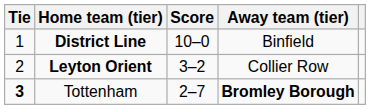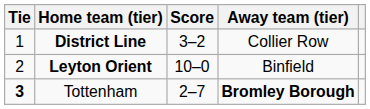(192, 41) 10–0 -> (192, 41) 3–2
(288, 41) Binfield -> (288, 41) Collier Row
(192, 66) 3–2 -> (192, 66) 10–0
(288, 66) Collier Row -> (288, 66) Binfield
